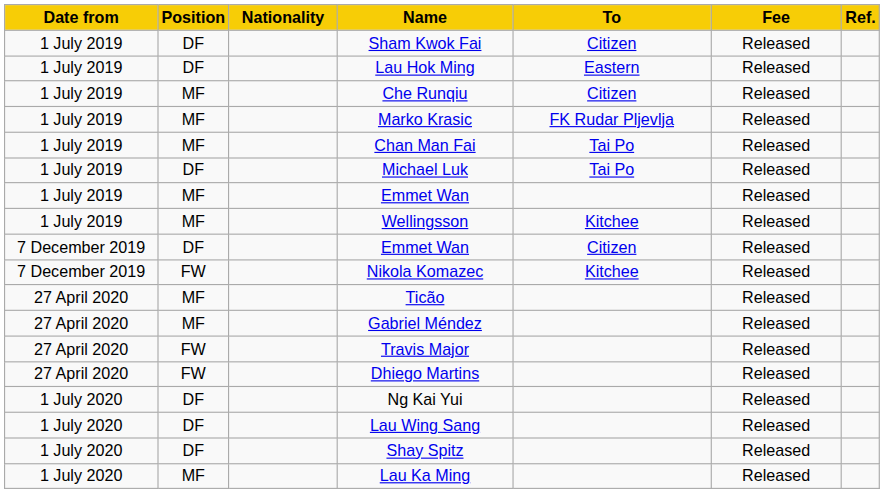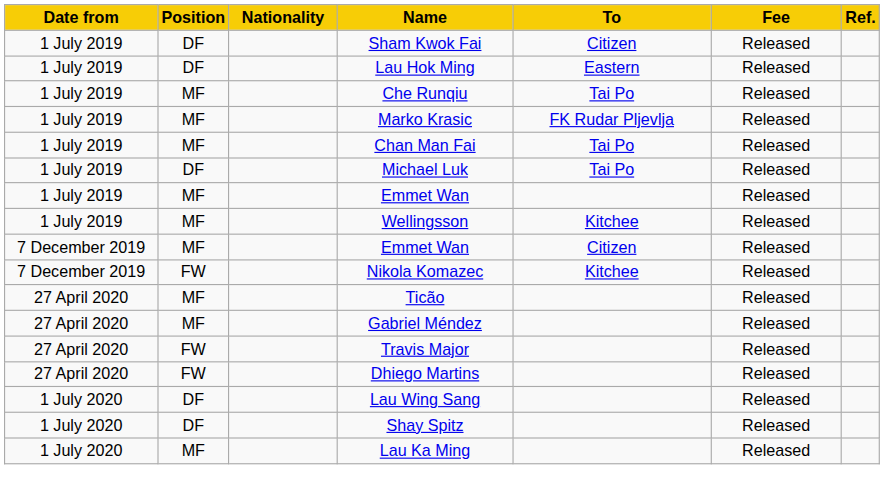(612, 94) Citizen -> (612, 94) Tai Po
(193, 247) DF -> (193, 247) MF
- row: (81, 400)
